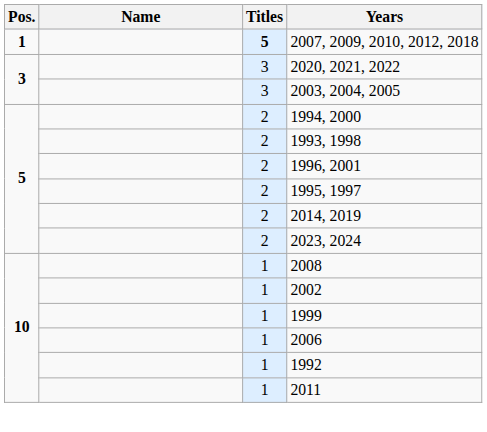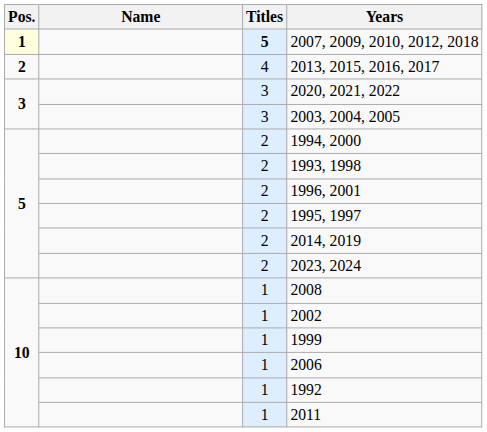(22, 41) no background -> (22, 41) lightyellow background
+ row: (365, 66)
